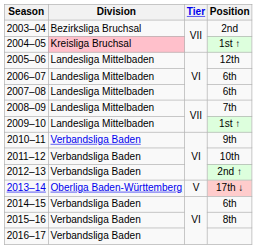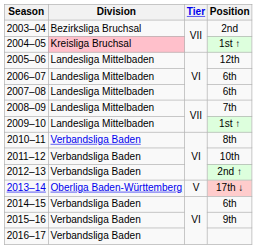(230, 140) 9th -> (230, 140) 8th
(230, 220) 8th -> (230, 220) 9th
